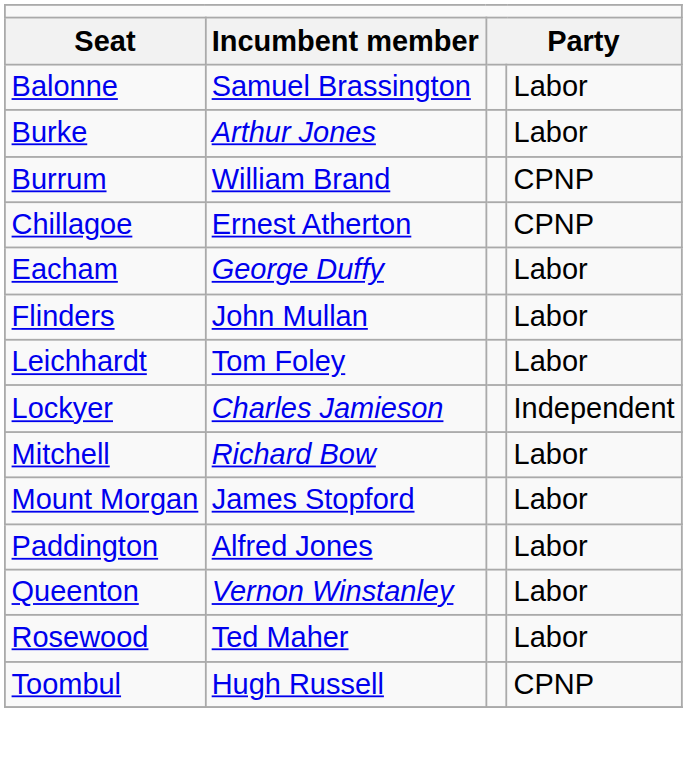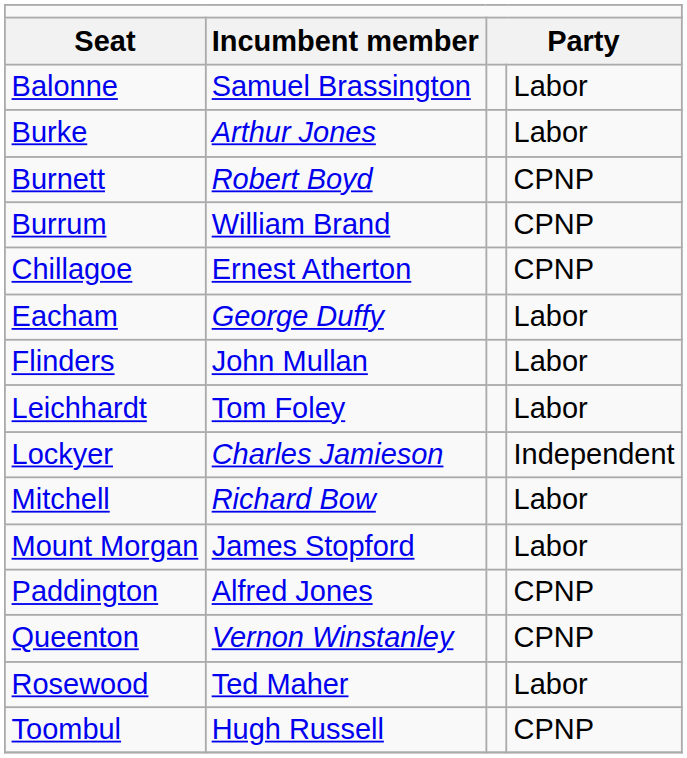+ row: (58, 178)
(551, 546) Labor -> (554, 591) CPNP
(551, 591) Labor -> (554, 637) CPNP
